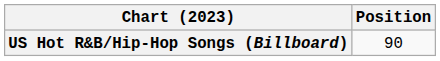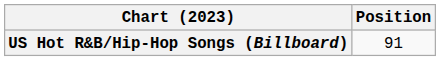(393, 43) 90 -> (393, 43) 91
